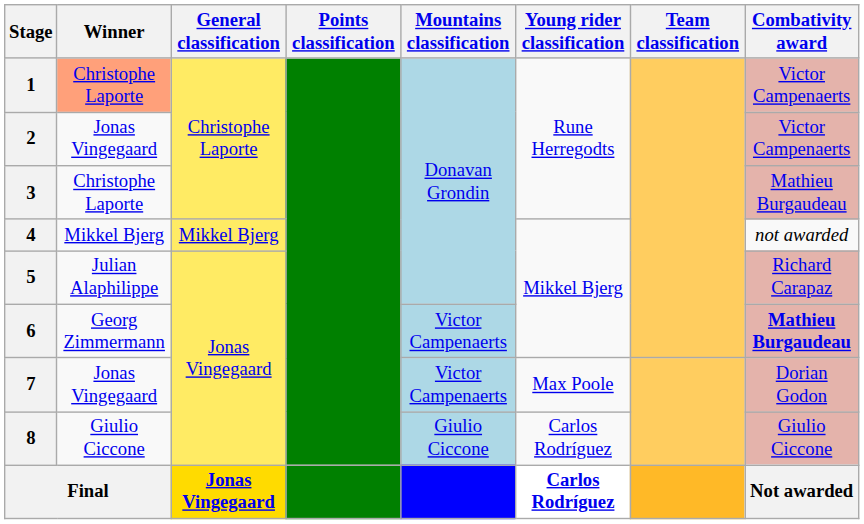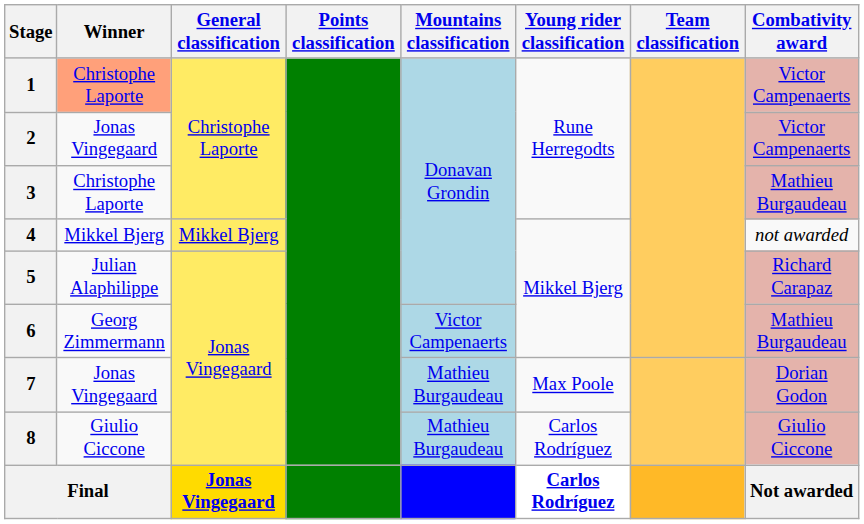(802, 331) bold -> (802, 331) normal
(458, 384) Victor Campenaerts -> (458, 384) Mathieu Burgaudeau
(458, 438) Giulio Ciccone -> (458, 438) Mathieu Burgaudeau
